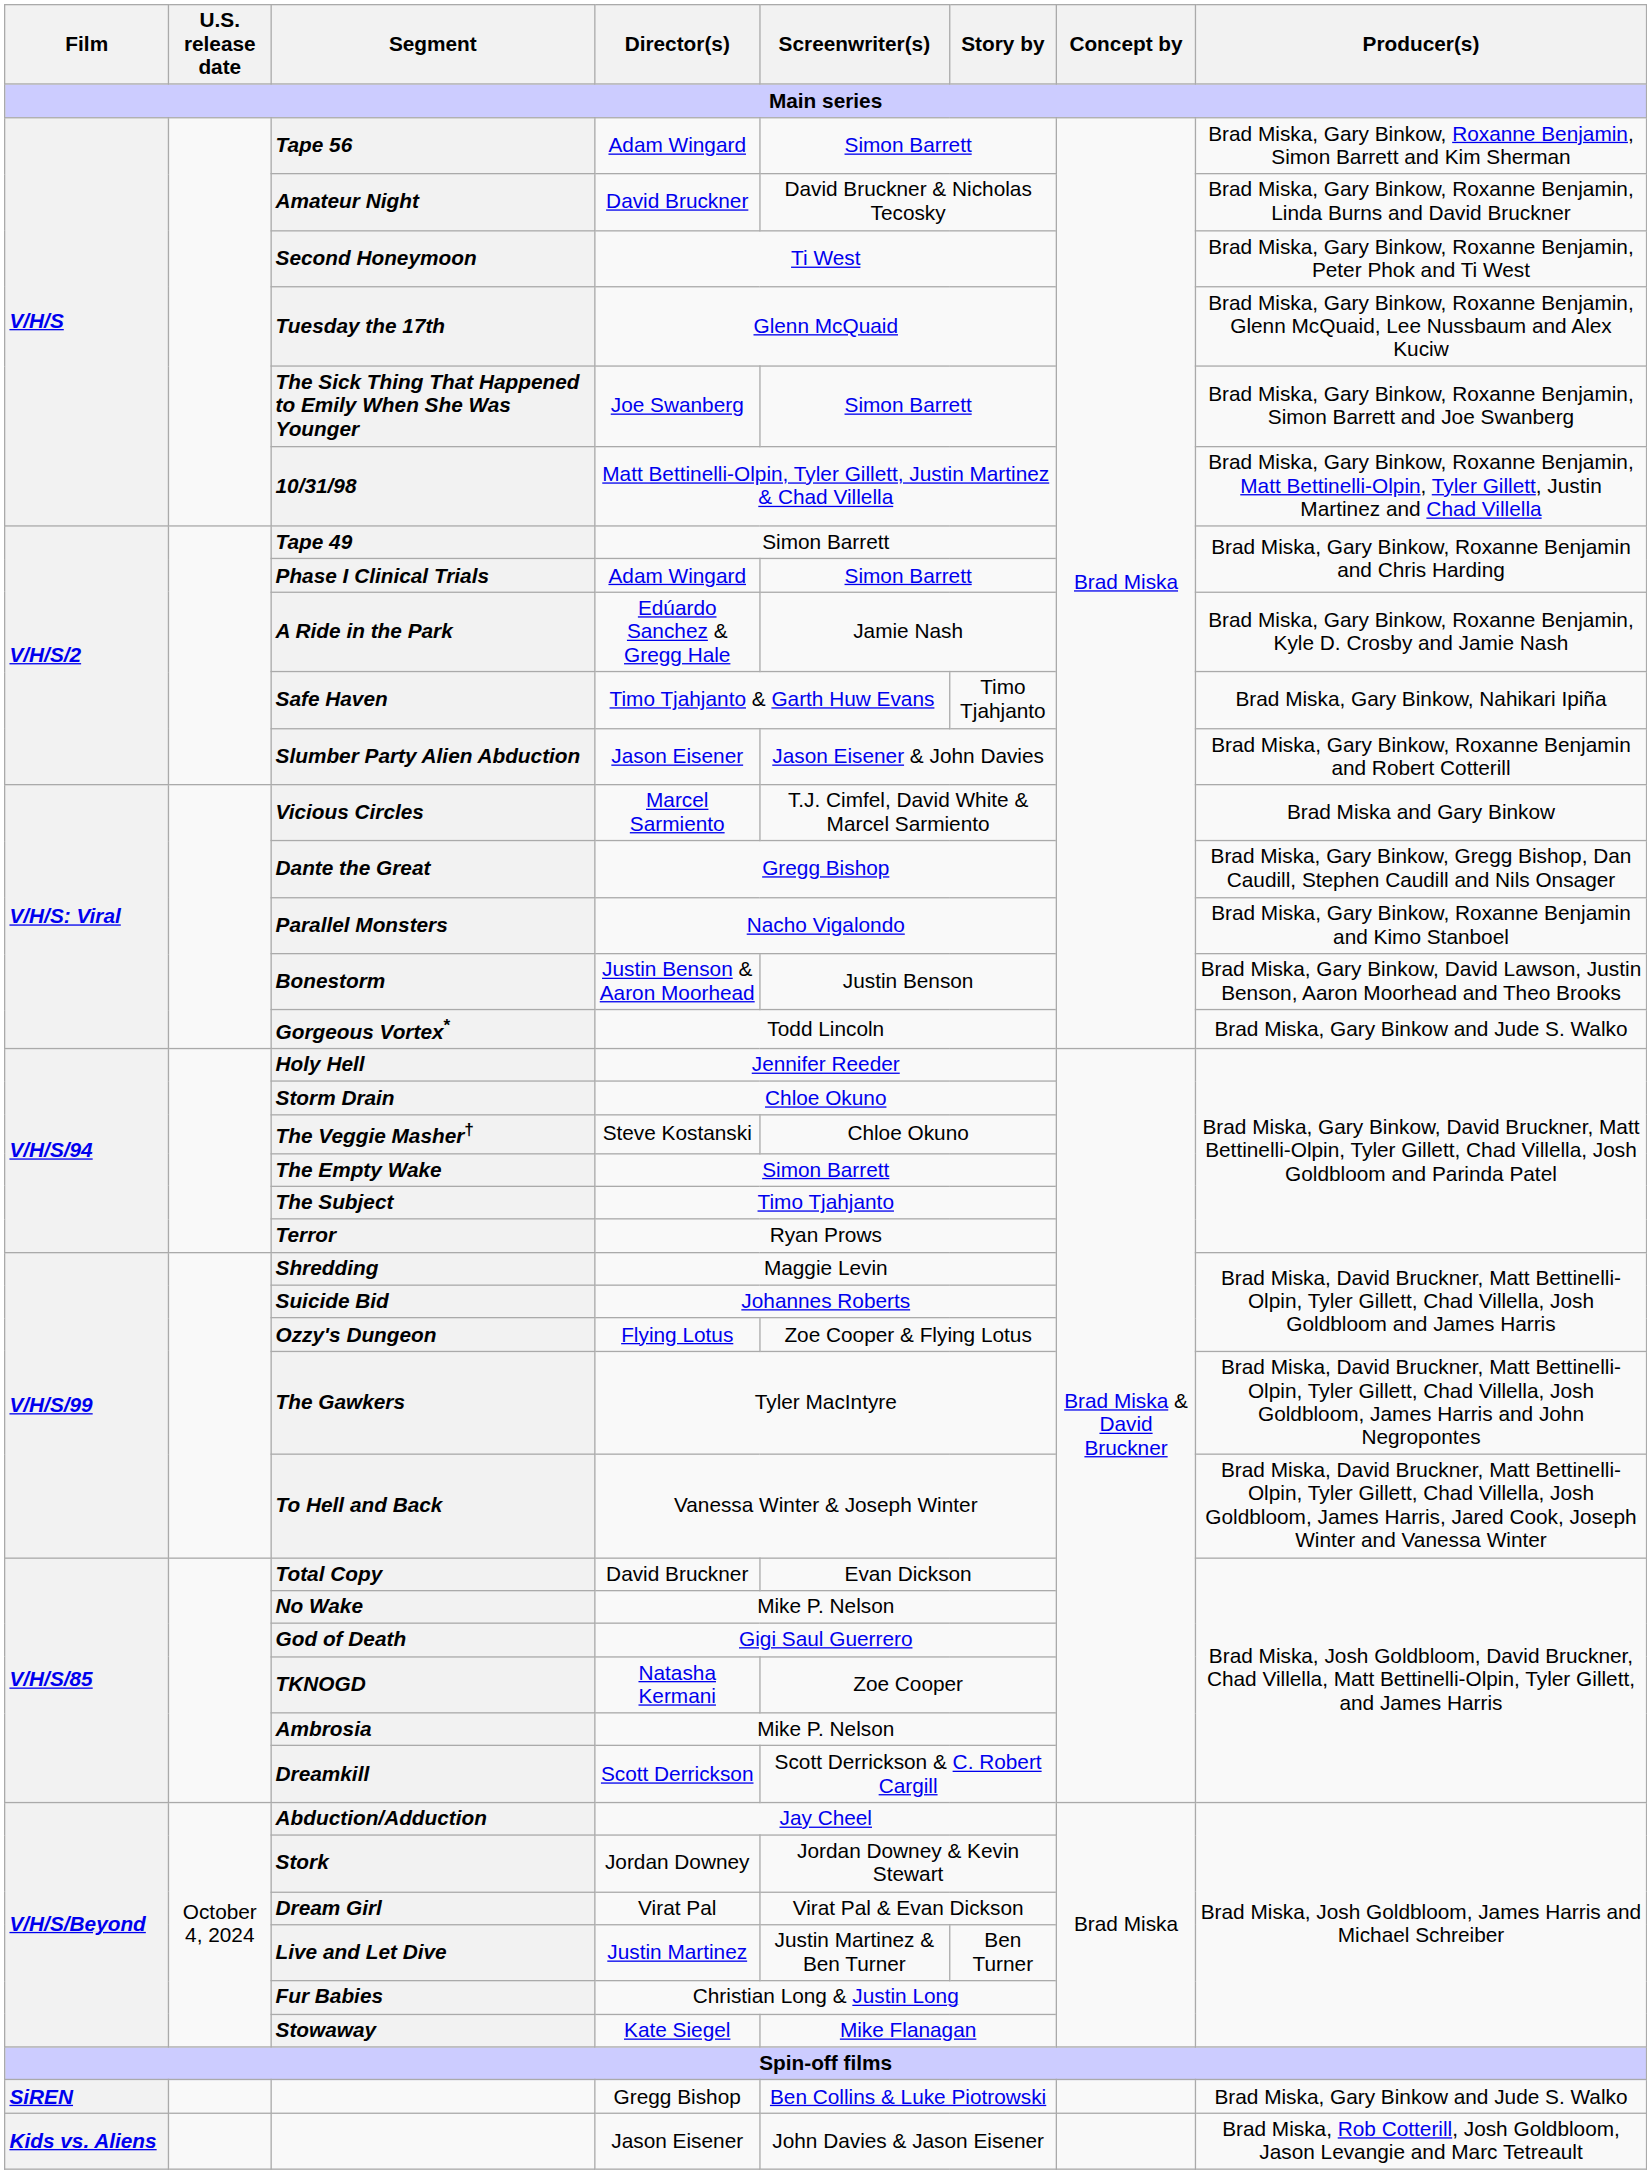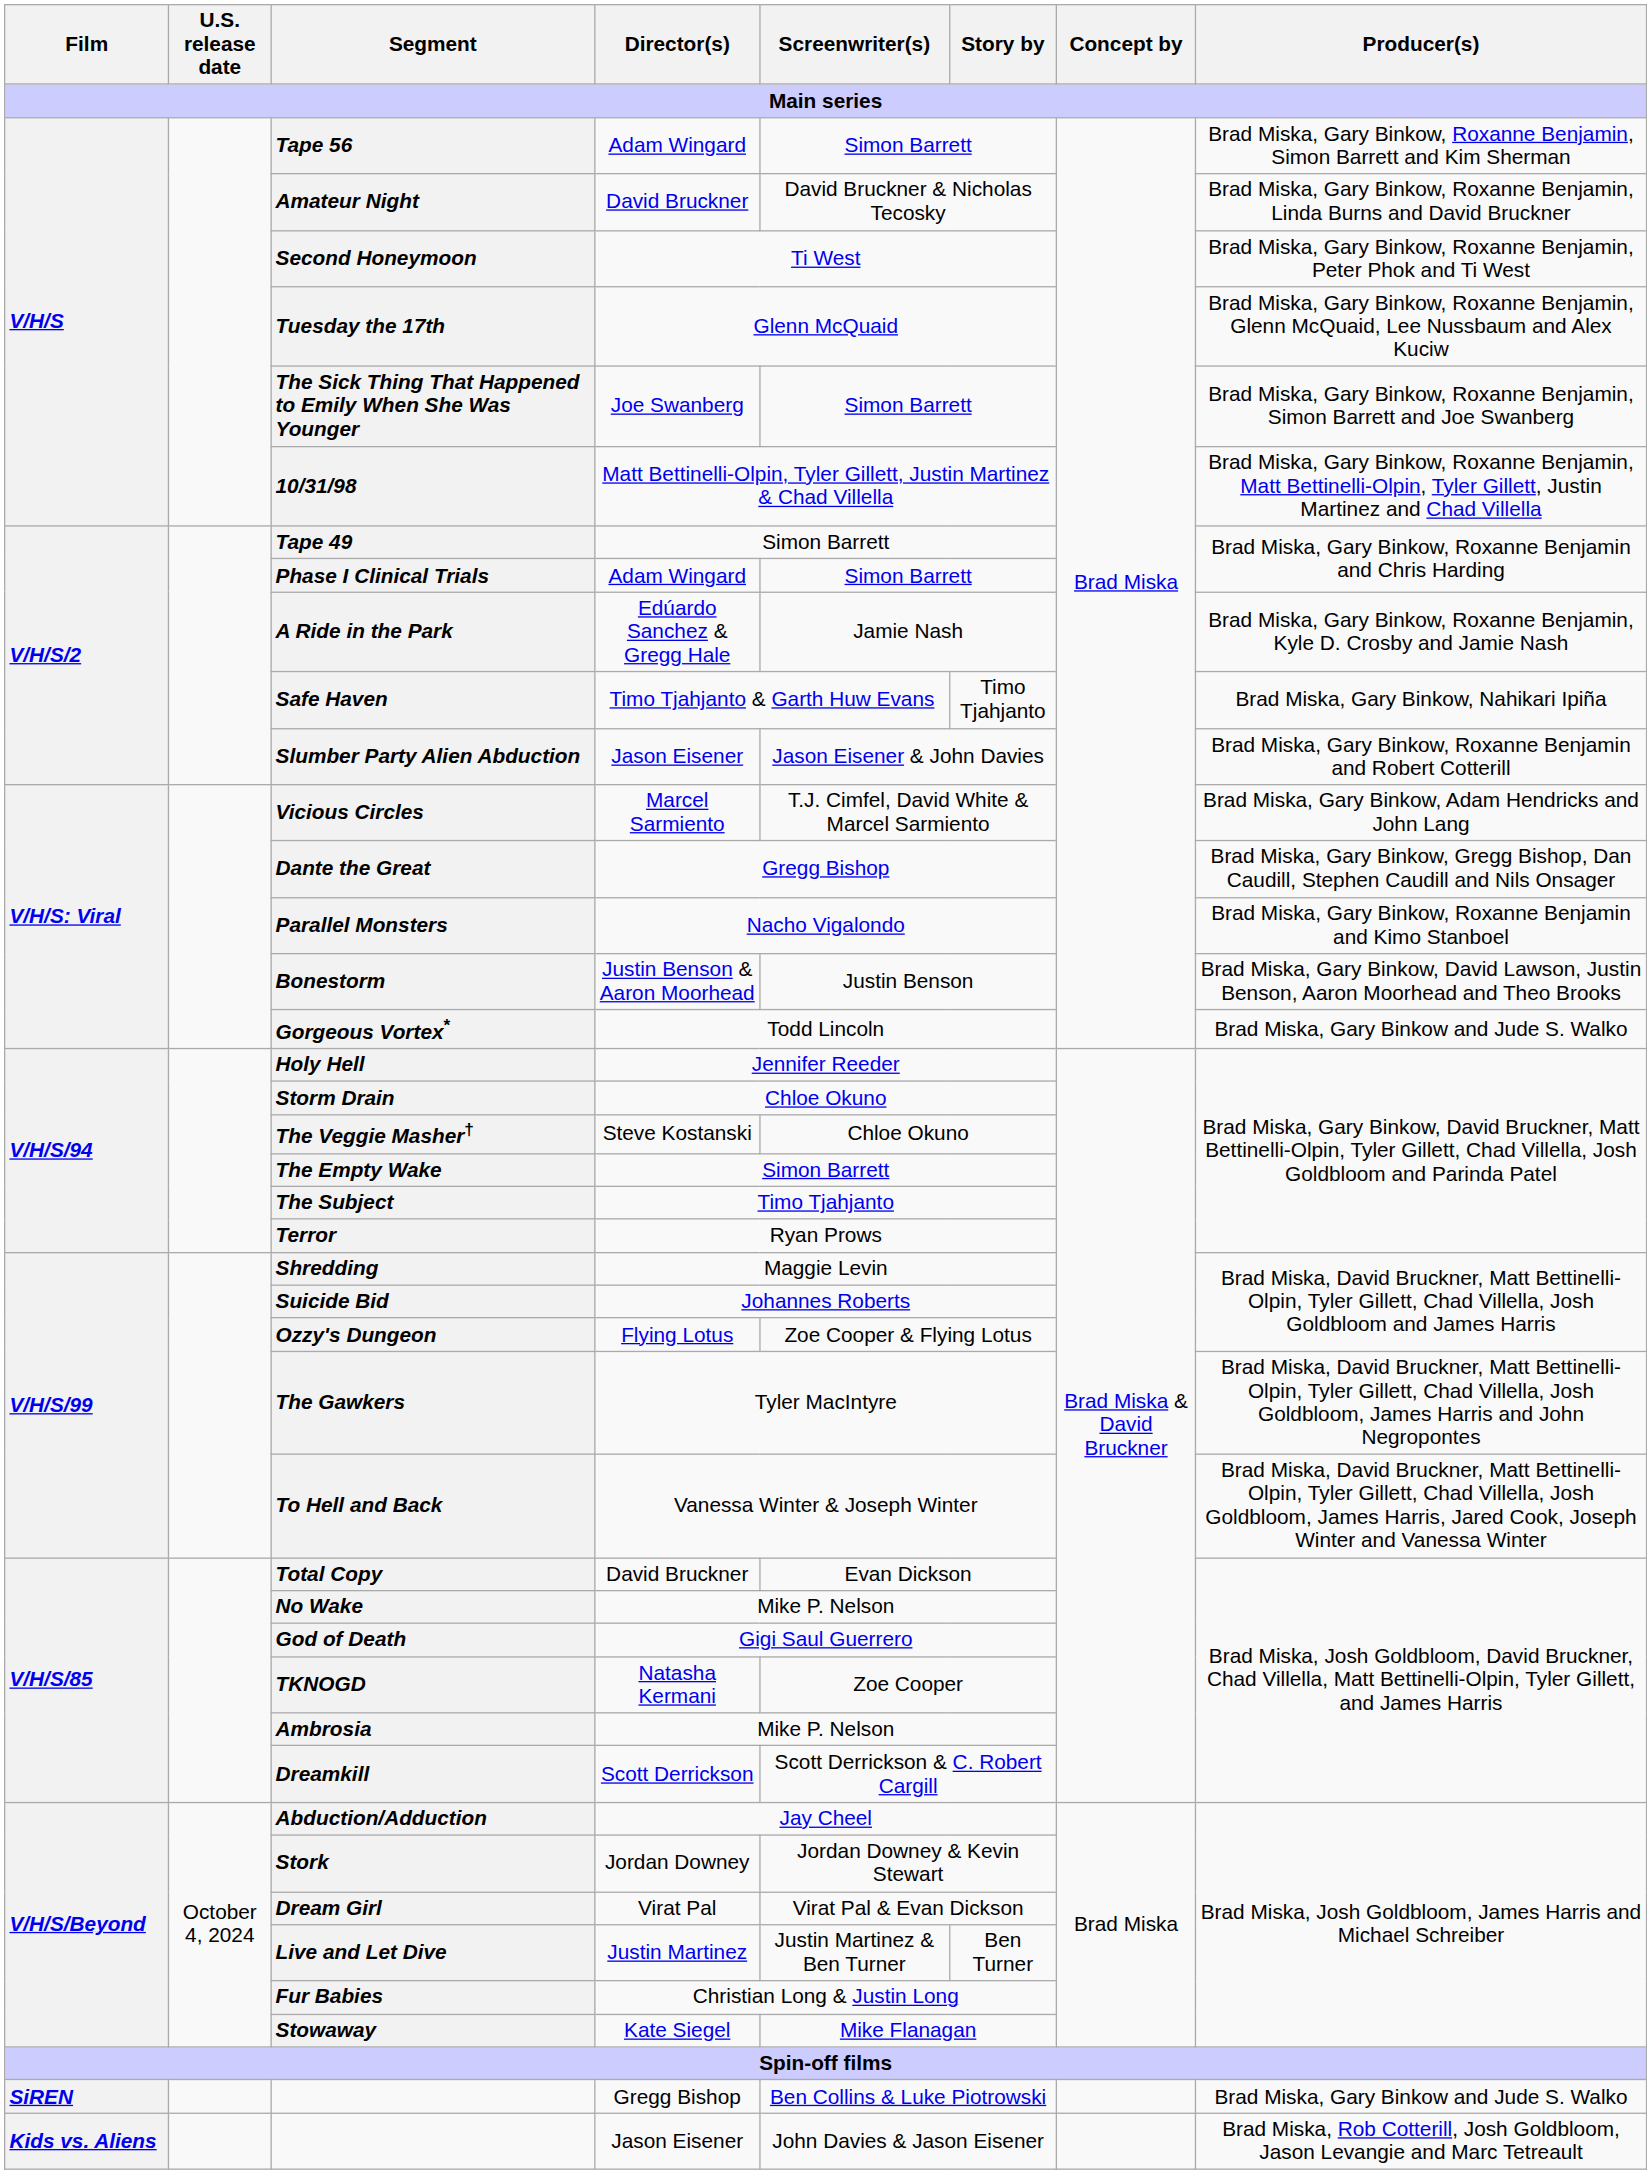(1421, 812) Brad Miska and Gary Binkow -> (1421, 812) Brad Miska, Gary Binkow, Adam Hendricks and John Lang
